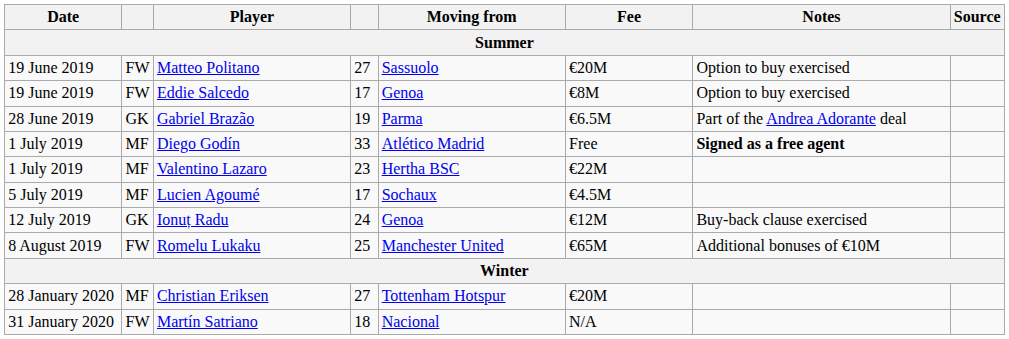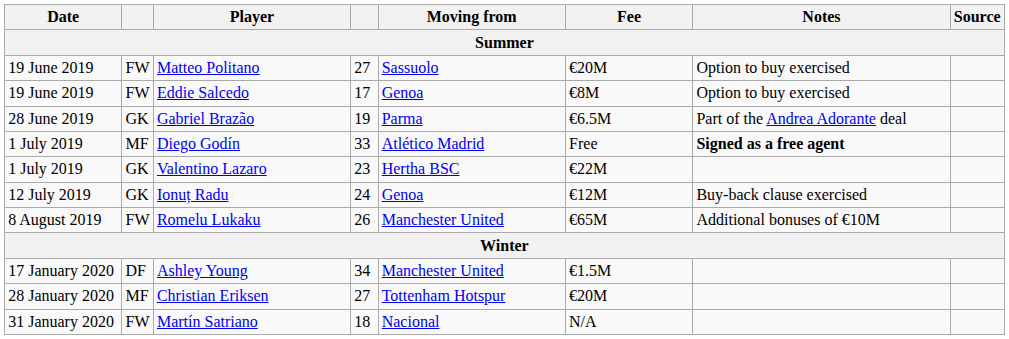(137, 169) MF -> (137, 169) GK
- row: (208, 194)
(362, 245) 25 -> (362, 220) 26
+ row: (202, 270)
